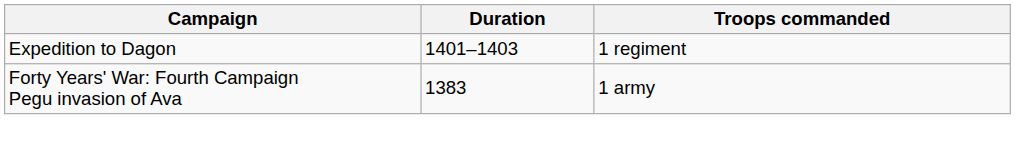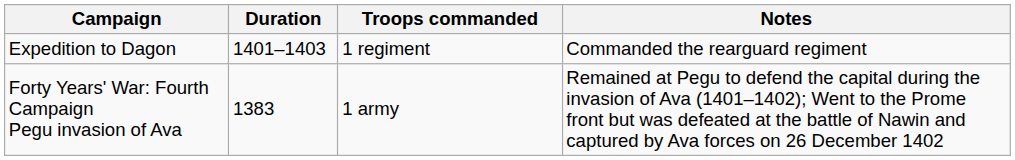+ column: (786, 19)
